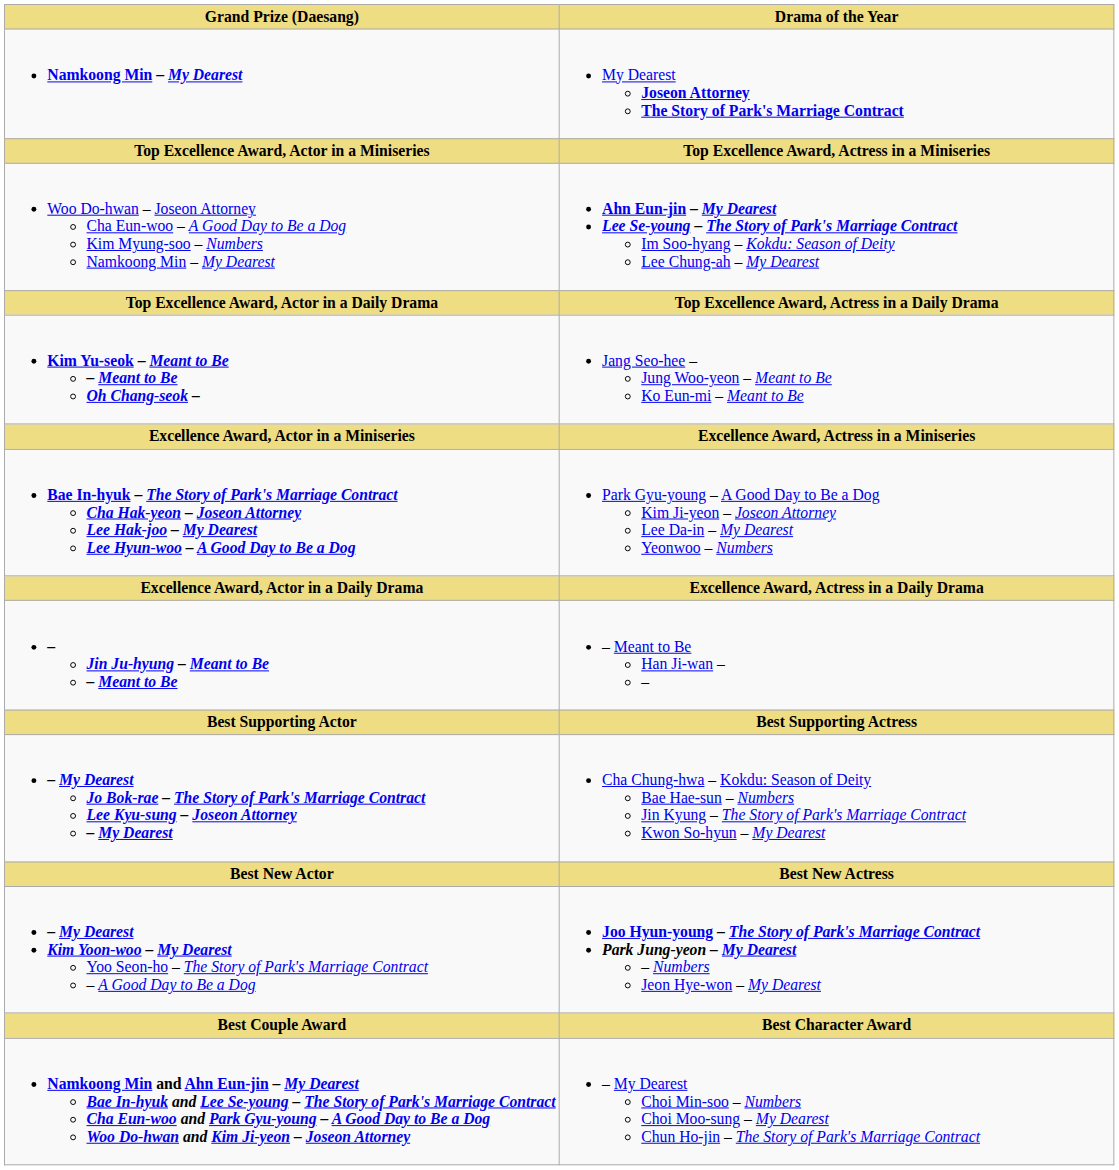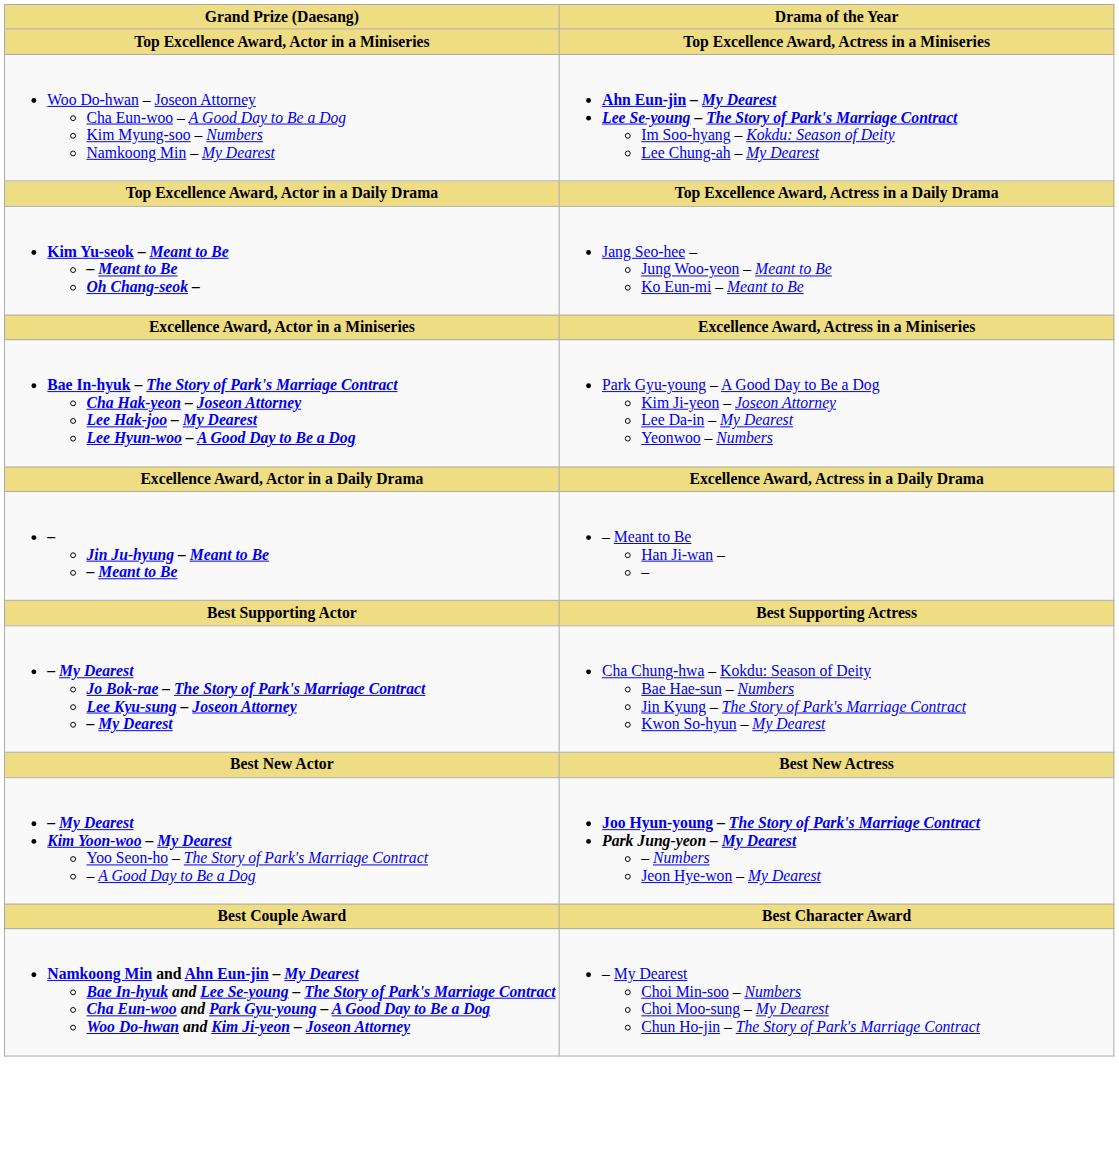- row: (282, 75)
